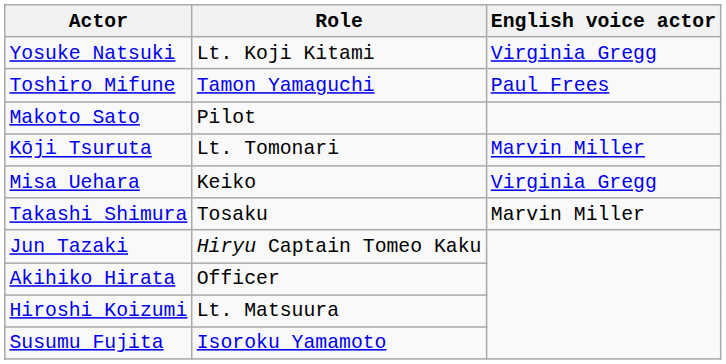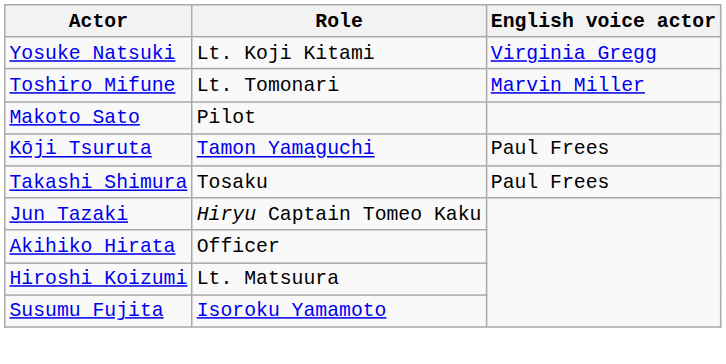(286, 85) Tamon Yamaguchi -> (268, 85) Lt. Tomonari
(550, 85) Paul Frees -> (568, 85) Marvin Miller
(268, 150) Lt. Tomonari -> (286, 150) Tamon Yamaguchi
(568, 150) Marvin Miller -> (550, 150) Paul Frees
- row: (75, 182)
(568, 214) Marvin Miller -> (550, 182) Paul Frees
